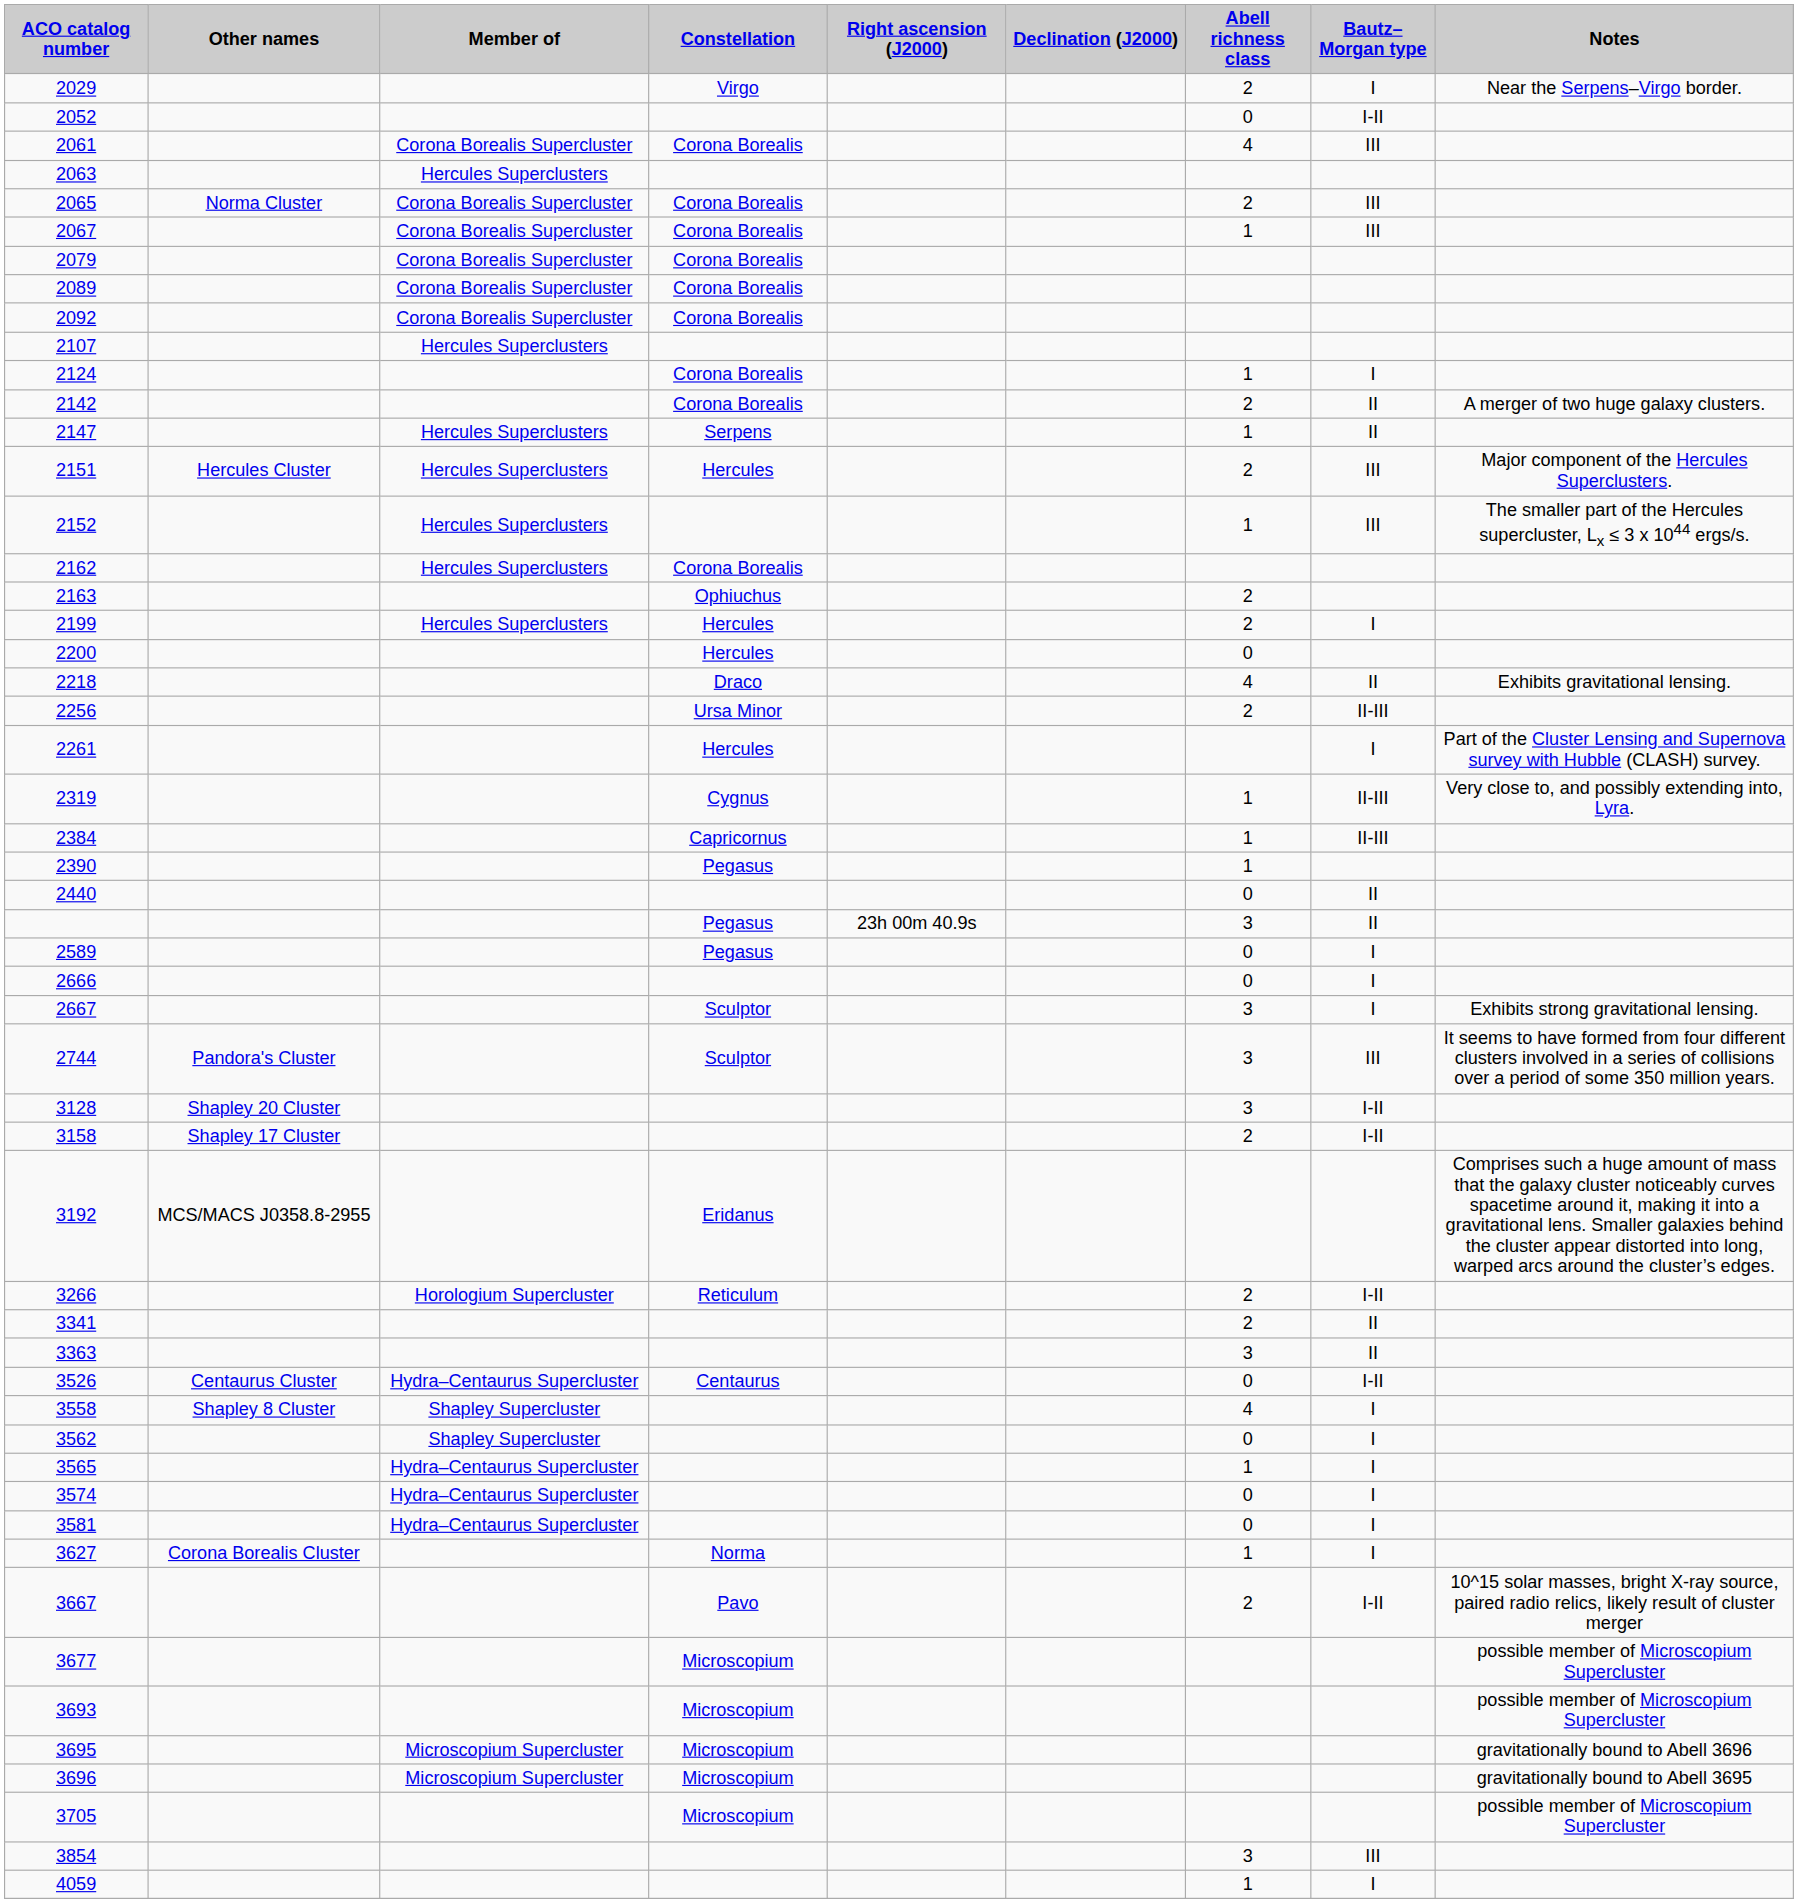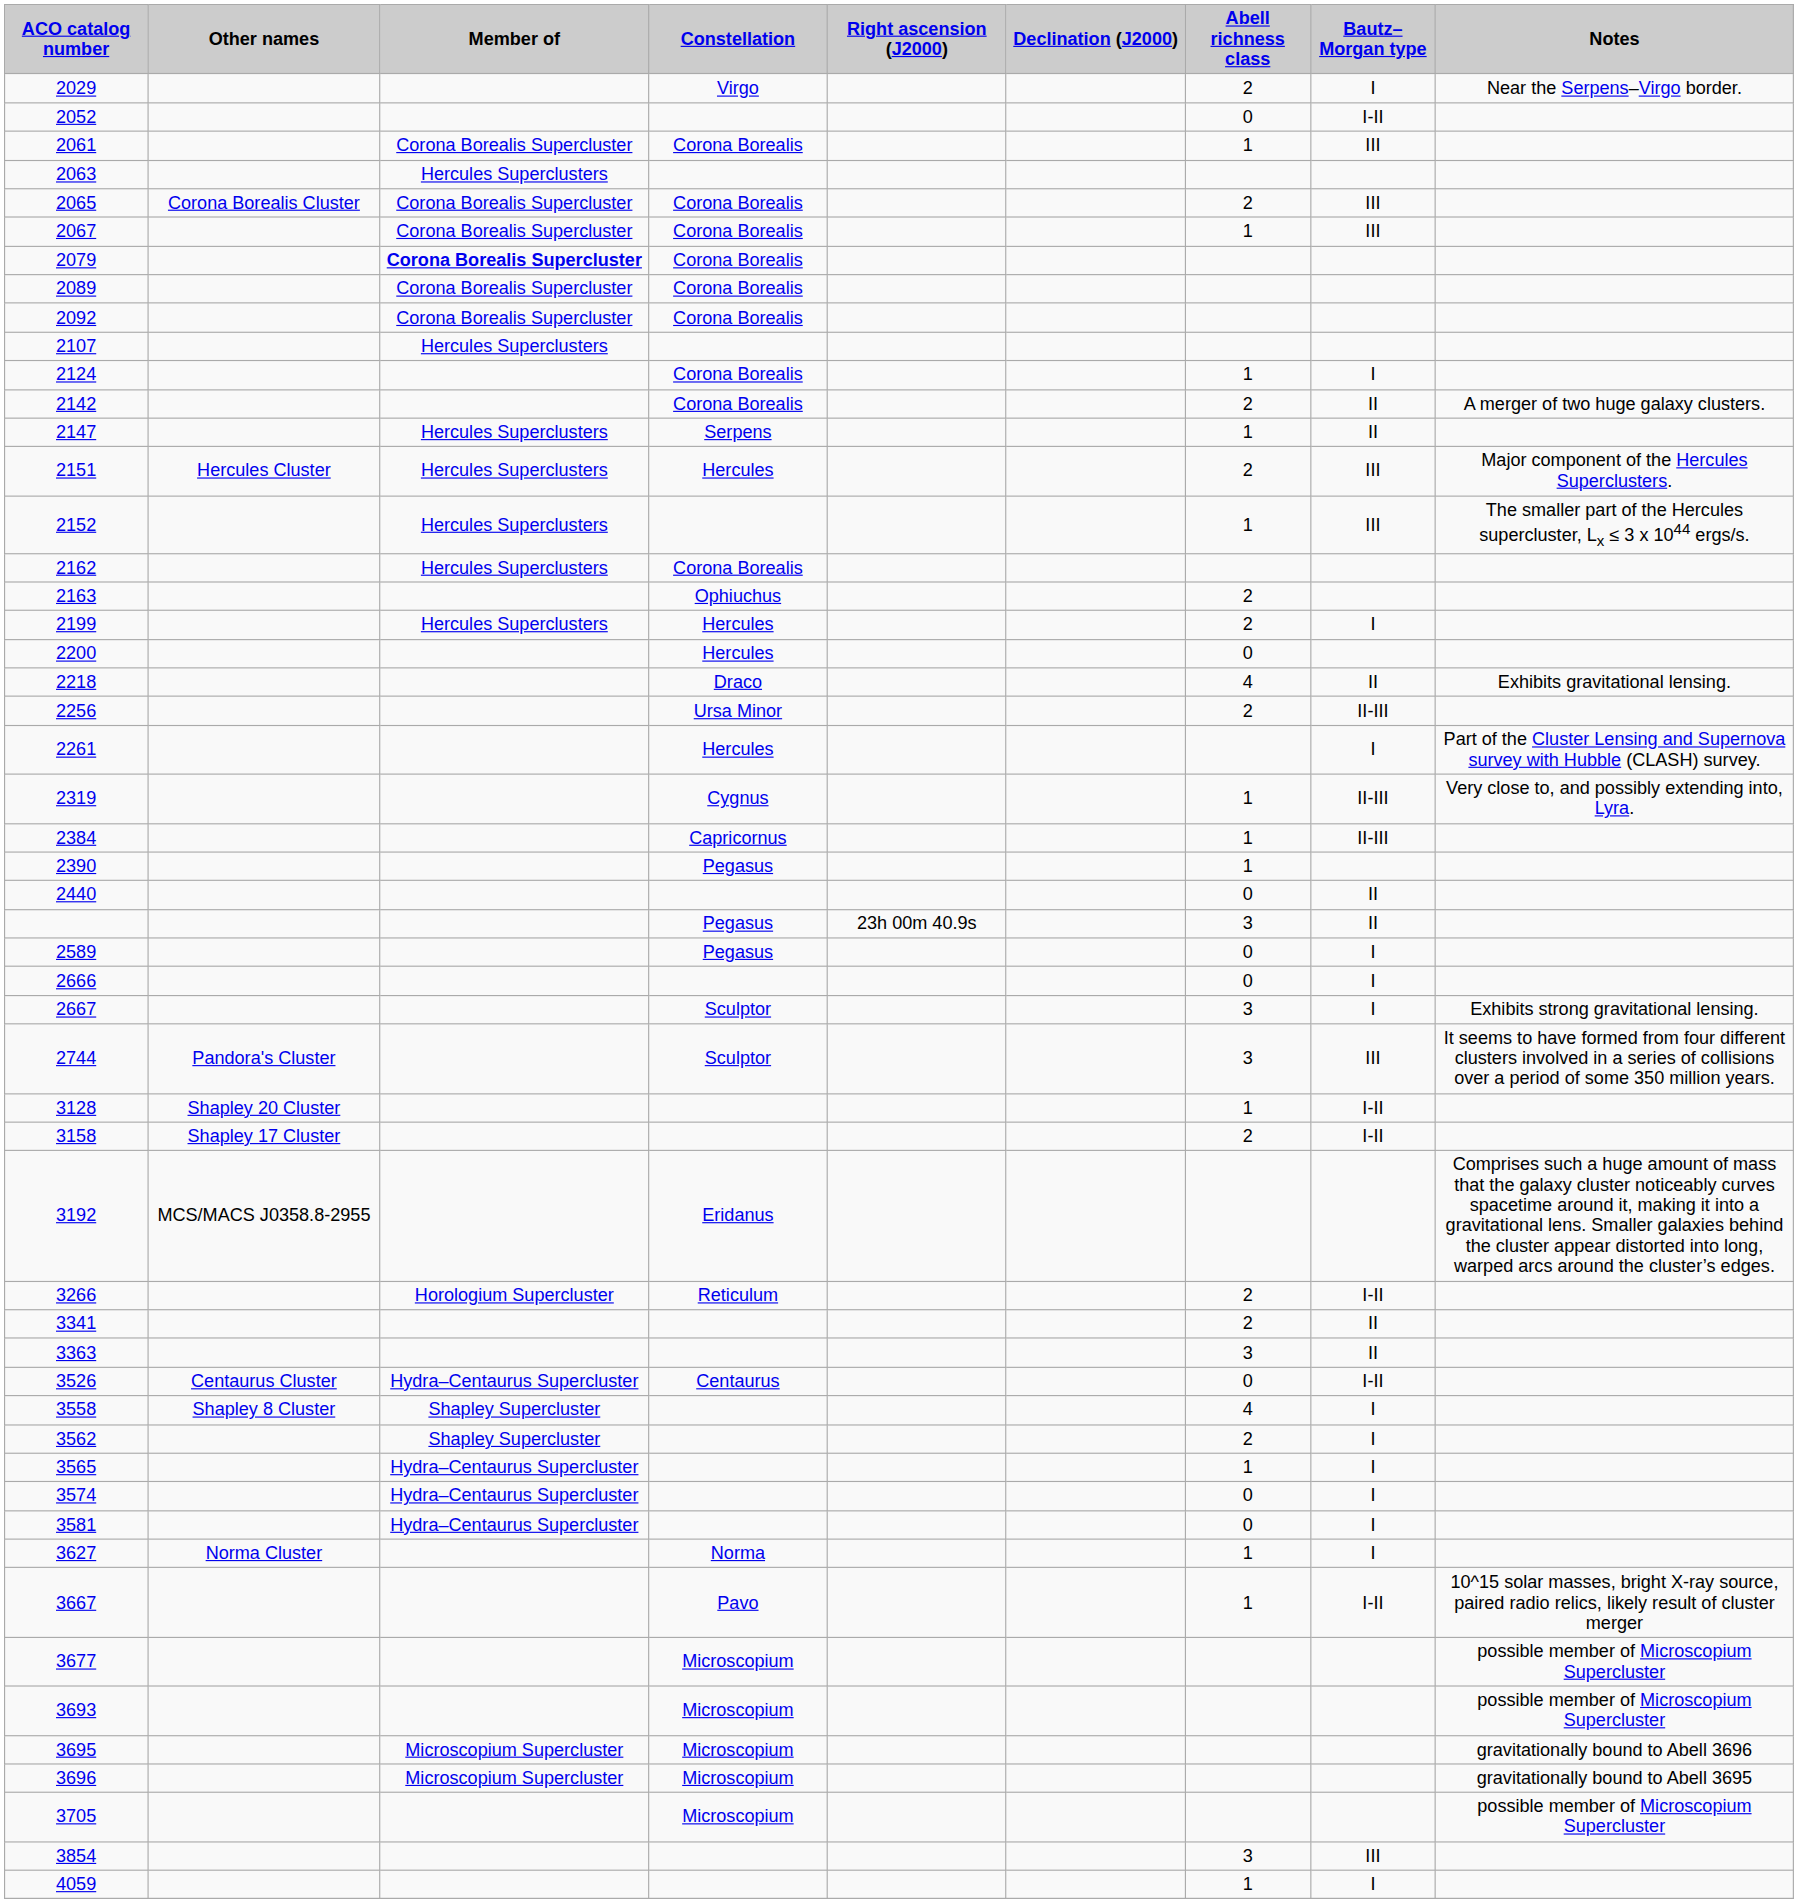(1248, 145) 4 -> (1248, 145) 1
(264, 202) Norma Cluster -> (264, 202) Corona Borealis Cluster
(514, 260) normal -> (514, 260) bold
(1248, 1107) 3 -> (1248, 1107) 1
(1248, 1438) 0 -> (1248, 1438) 2
(264, 1553) Corona Borealis Cluster -> (264, 1553) Norma Cluster
(1248, 1602) 2 -> (1248, 1602) 1
